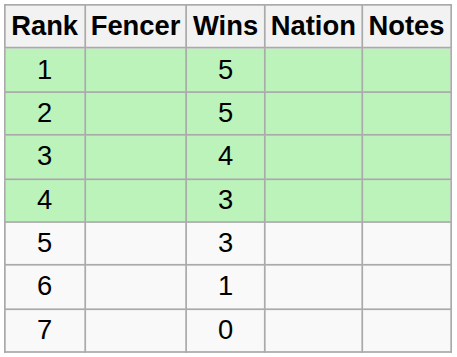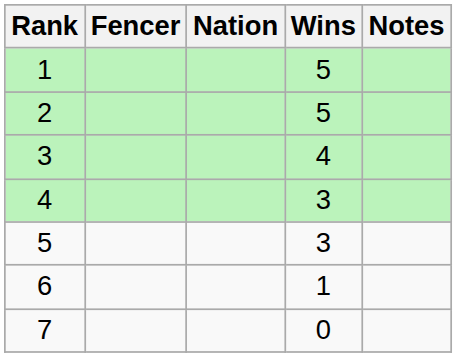columns swapped: (313, 26) <-> (226, 26)
